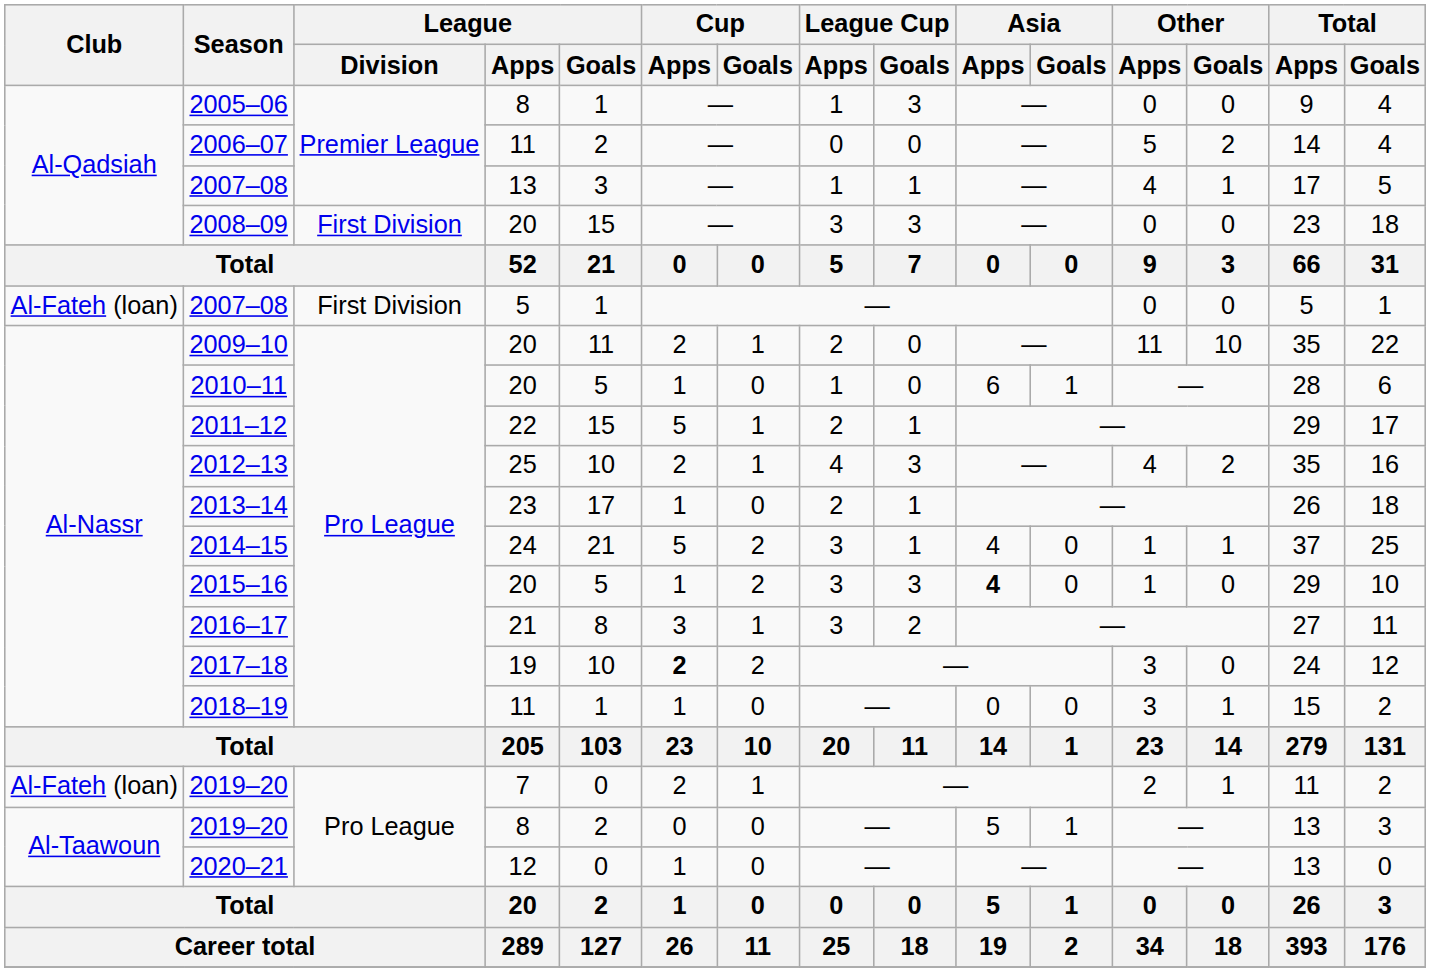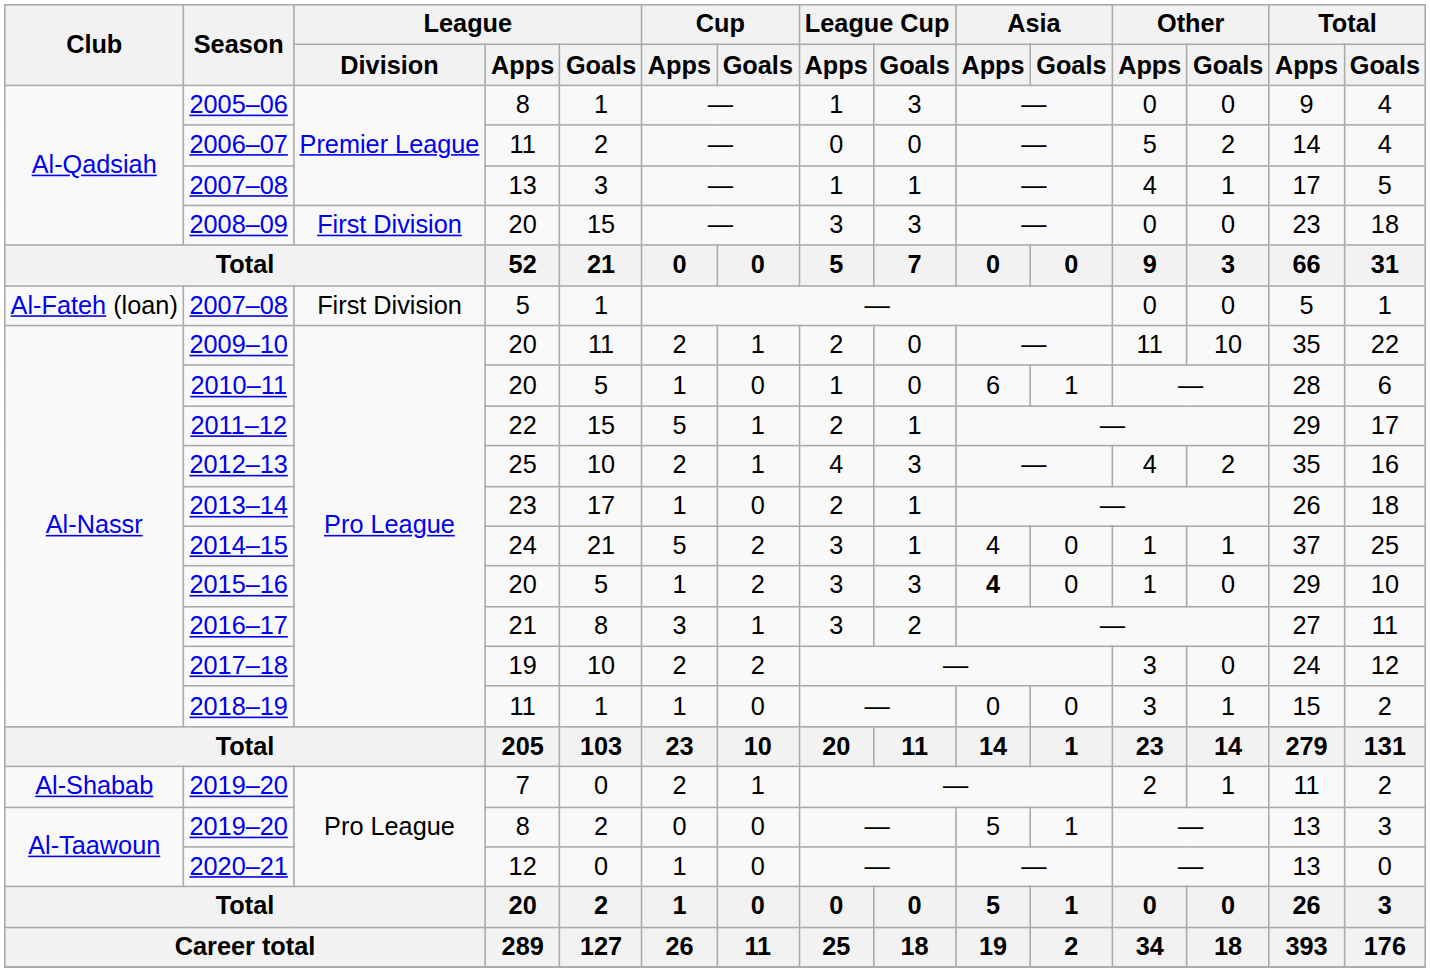(679, 666) bold -> (679, 666) normal
(94, 786) Al-Fateh (loan) -> (94, 786) Al-Shabab
